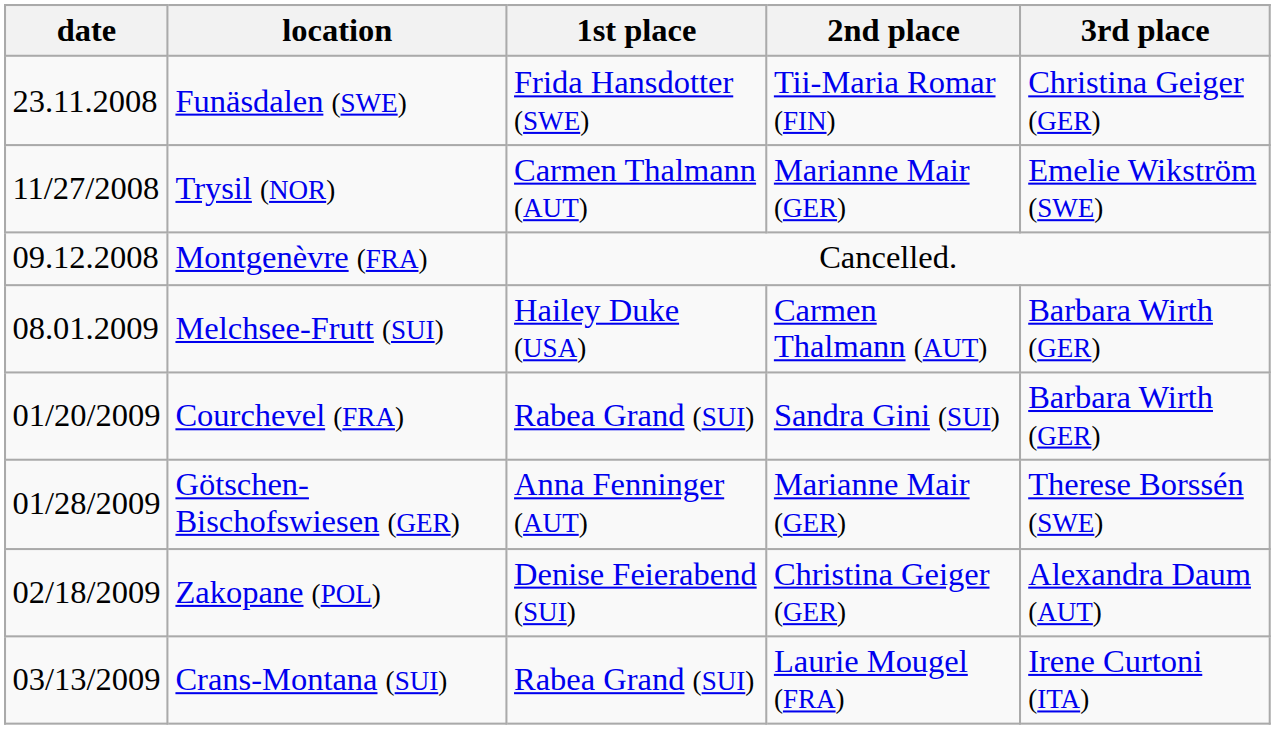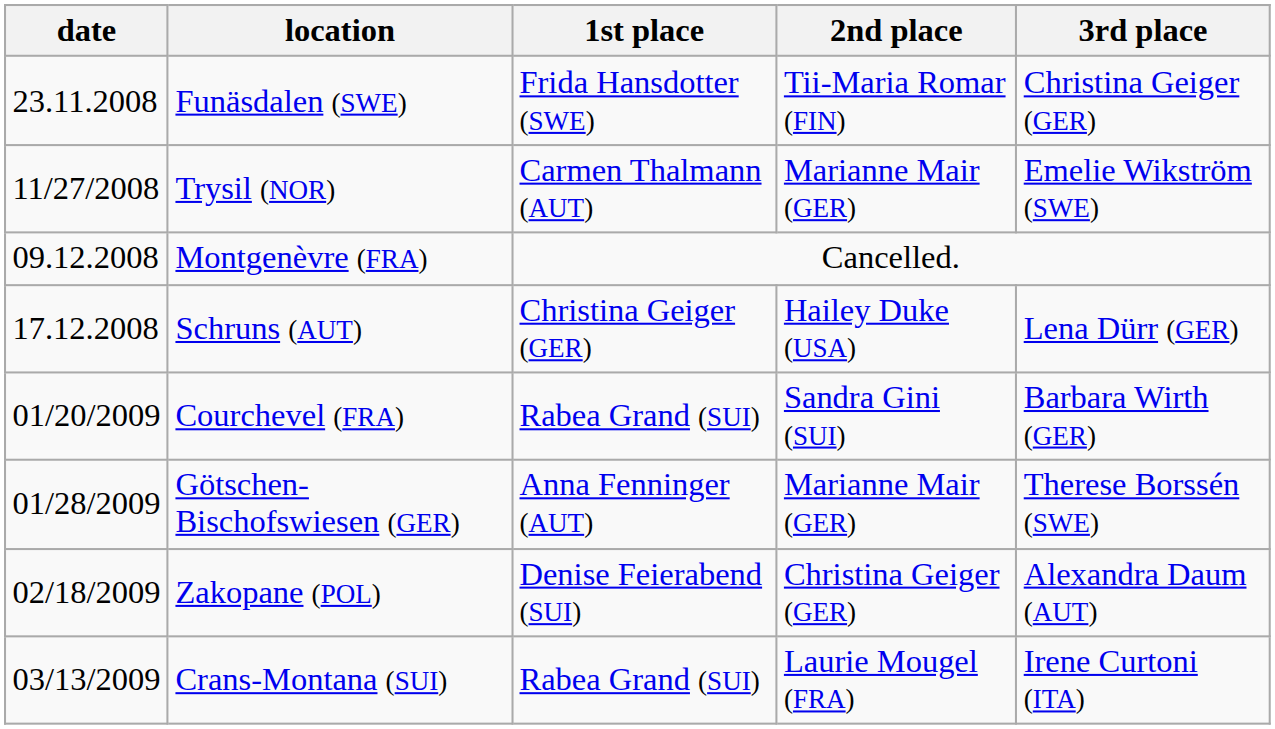+ row: (269, 327)
- row: (310, 327)
